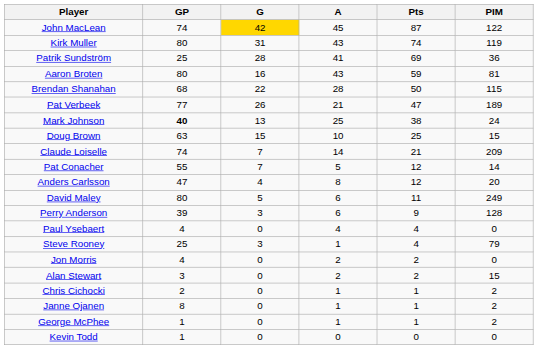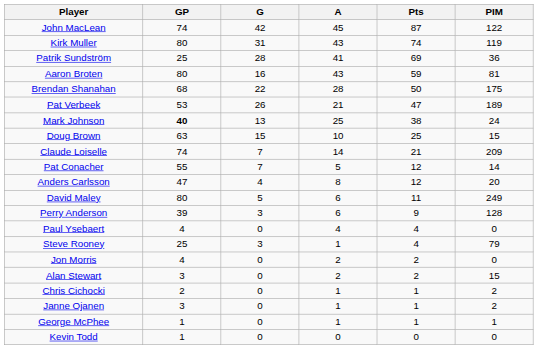(260, 27) gold background -> (260, 27) no background
(494, 89) 115 -> (494, 89) 175
(182, 105) 77 -> (182, 105) 53
(182, 306) 8 -> (182, 306) 3
(494, 321) 2 -> (494, 321) 1
